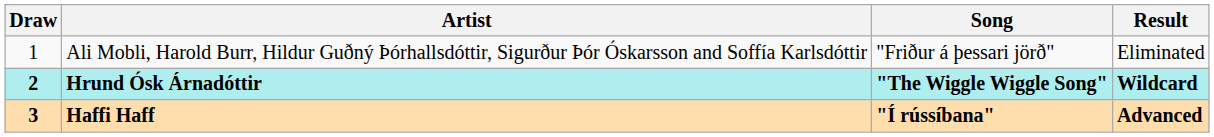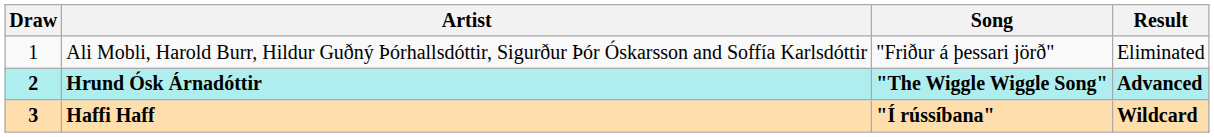(1157, 83) Wildcard -> (1160, 83) Advanced
(1160, 115) Advanced -> (1157, 115) Wildcard
